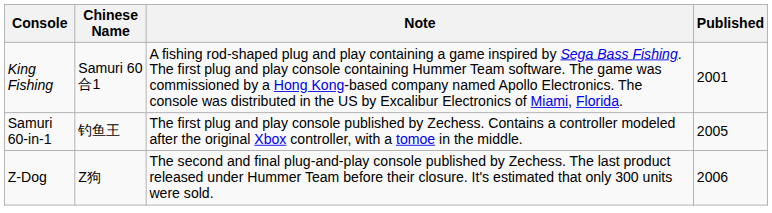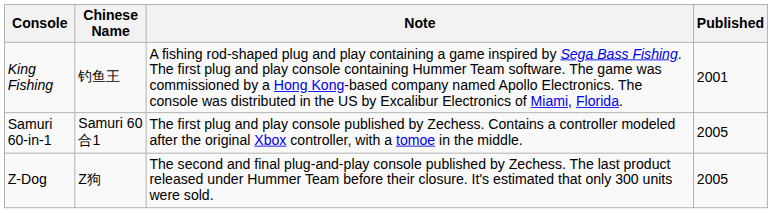(110, 76) Samuri 60合1 -> (99, 77) 钓鱼王
(99, 131) 钓鱼王 -> (110, 132) Samuri 60合1
(713, 177) 2006 -> (713, 180) 2005
